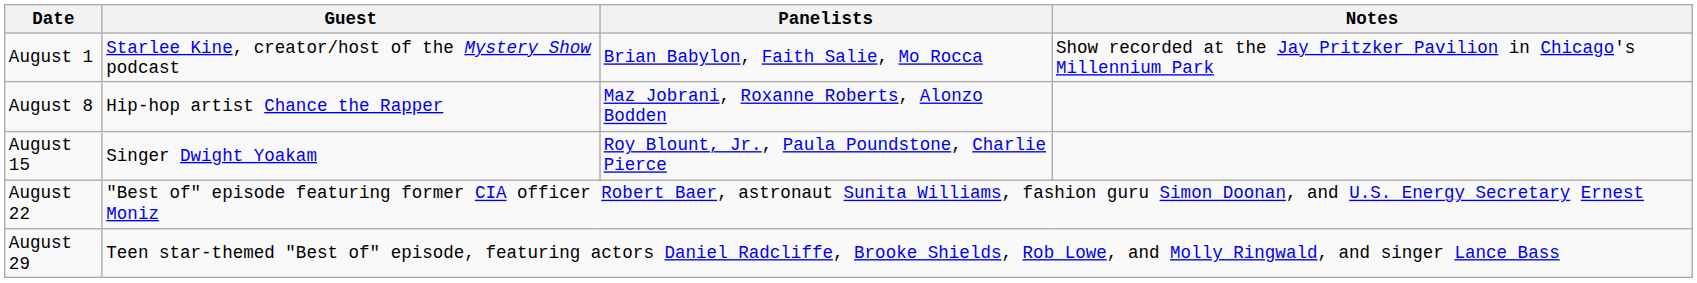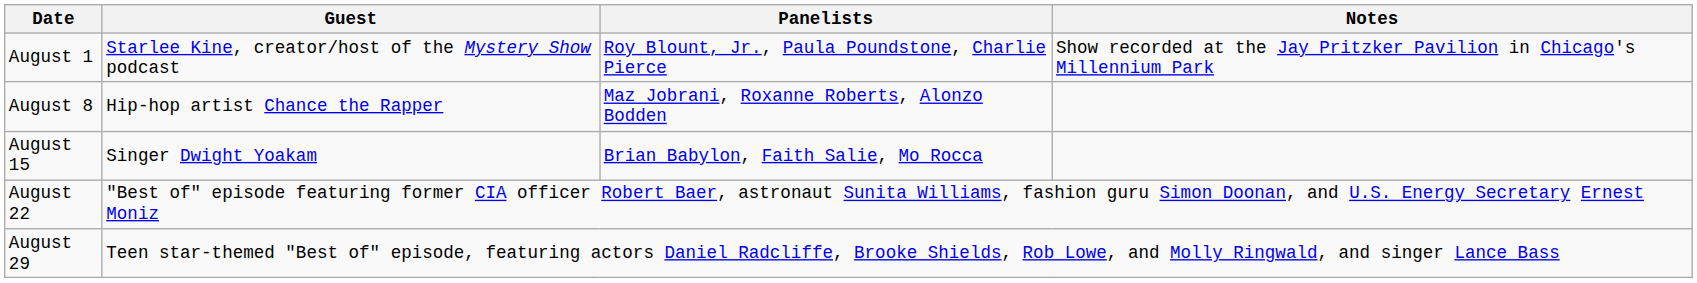(793, 58) Brian Babylon, Faith Salie, Mo Rocca -> (825, 58) Roy Blount, Jr., Paula Poundstone, Charlie Pierce
(825, 155) Roy Blount, Jr., Paula Poundstone, Charlie Pierce -> (793, 155) Brian Babylon, Faith Salie, Mo Rocca
